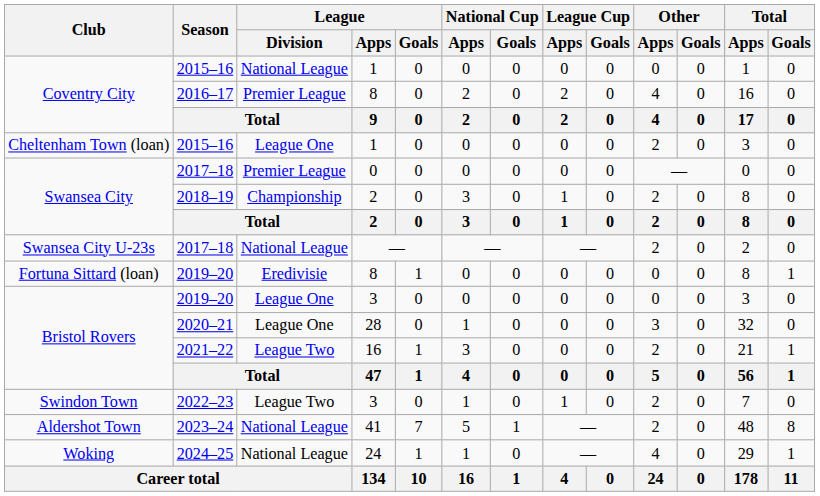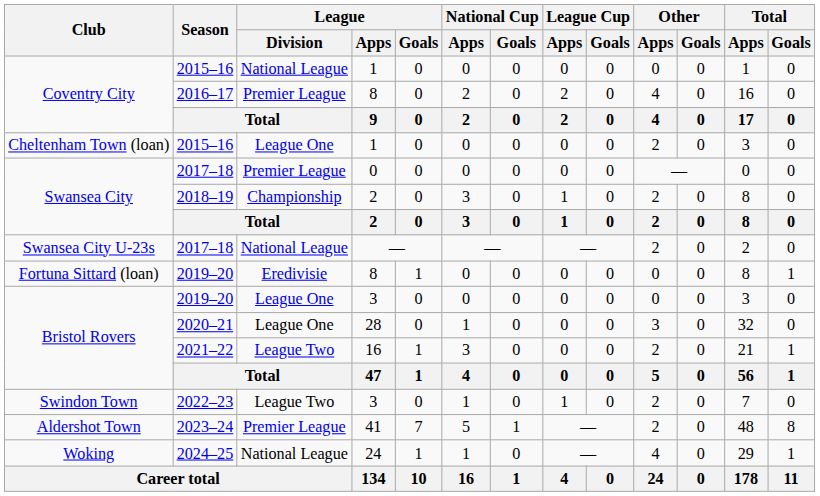(294, 427) National League -> (294, 427) Premier League
